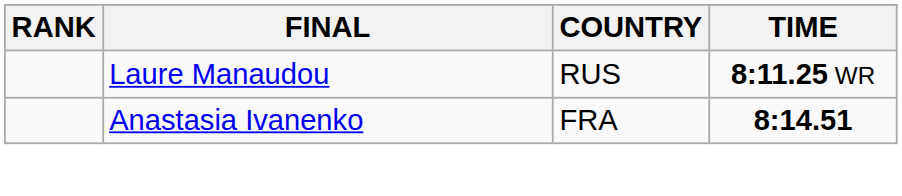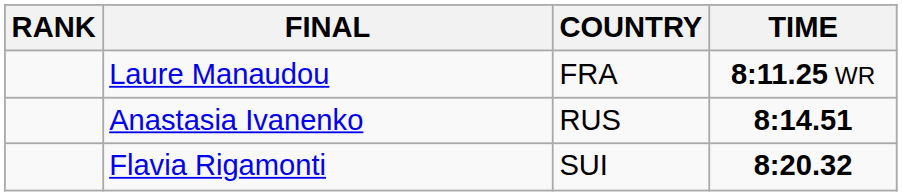(590, 73) RUS -> (589, 73) FRA
(589, 119) FRA -> (590, 119) RUS
+ row: (218, 166)
